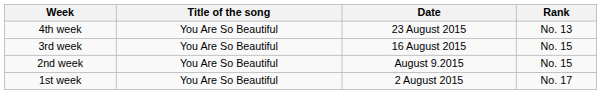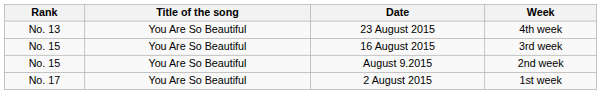columns swapped: (556, 13) <-> (60, 13)
